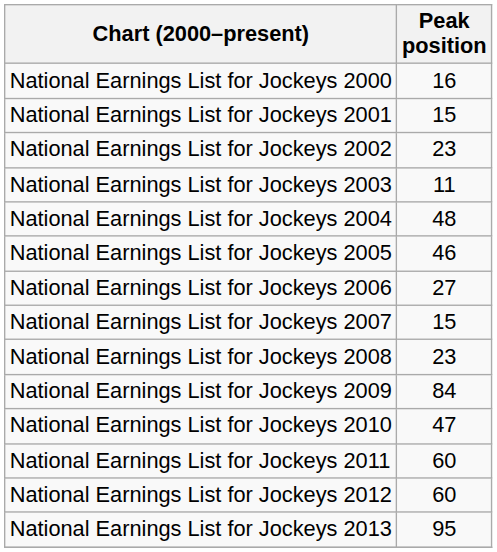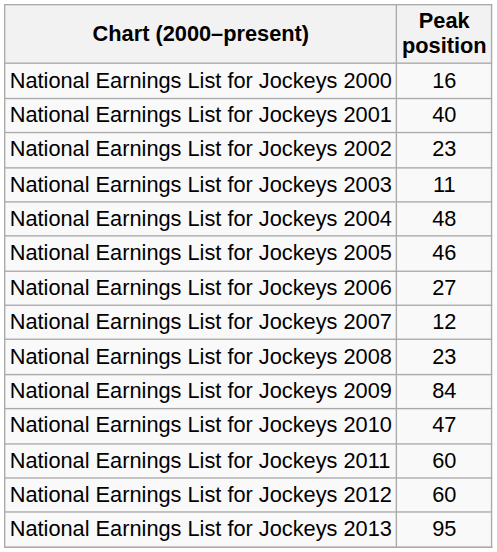(444, 115) 15 -> (444, 115) 40
(444, 322) 15 -> (444, 322) 12
